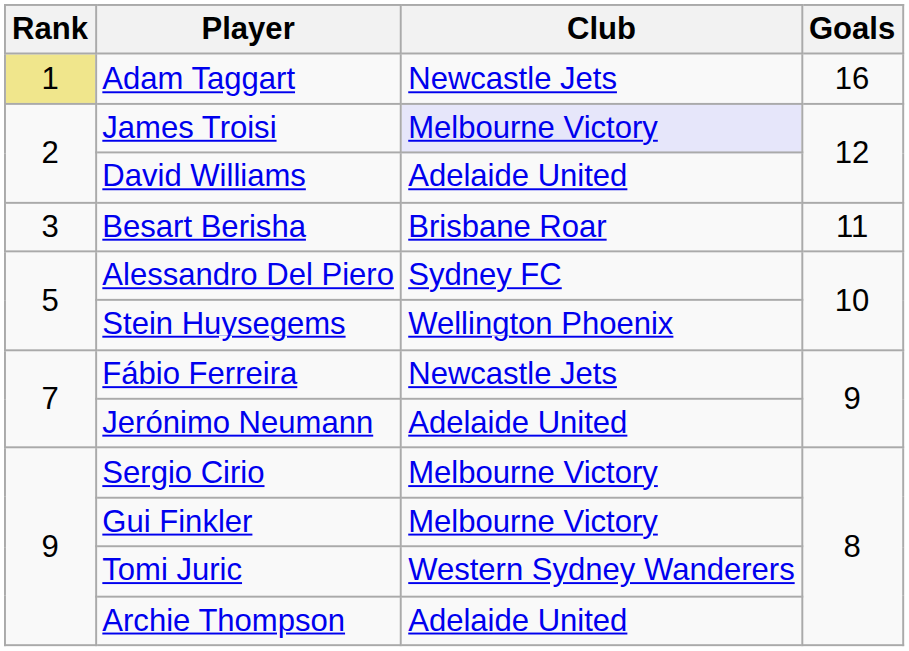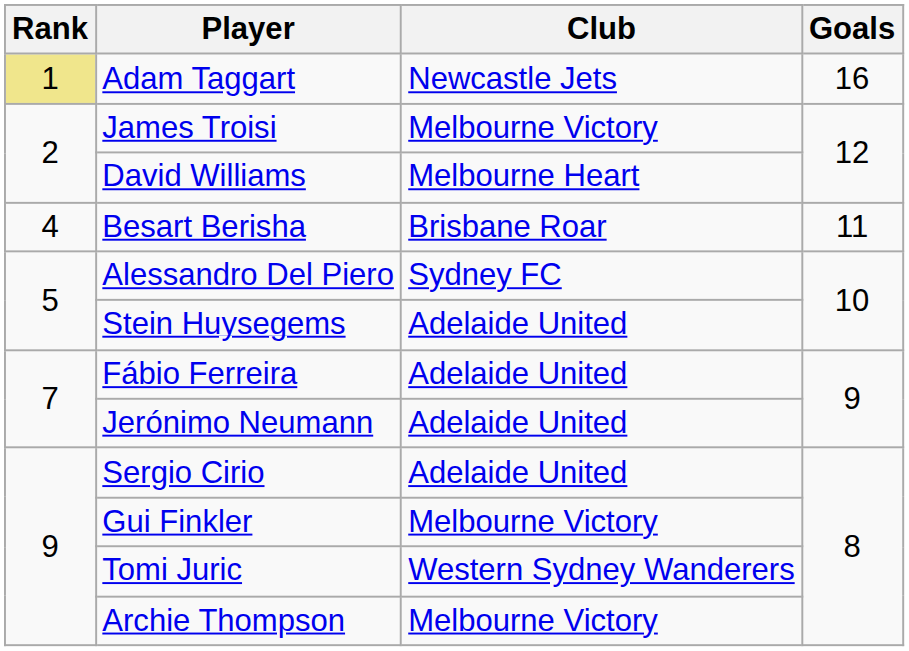(533, 127) lavender background -> (533, 127) no background
(518, 176) Adelaide United -> (524, 176) Melbourne Heart
(50, 226) 3 -> (50, 226) 4
(541, 324) Wellington Phoenix -> (518, 324) Adelaide United
(513, 373) Newcastle Jets -> (518, 373) Adelaide United
(533, 472) Melbourne Victory -> (518, 472) Adelaide United
(518, 619) Adelaide United -> (533, 619) Melbourne Victory
